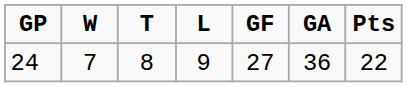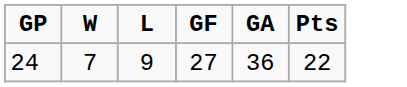- column: (147, 24)
